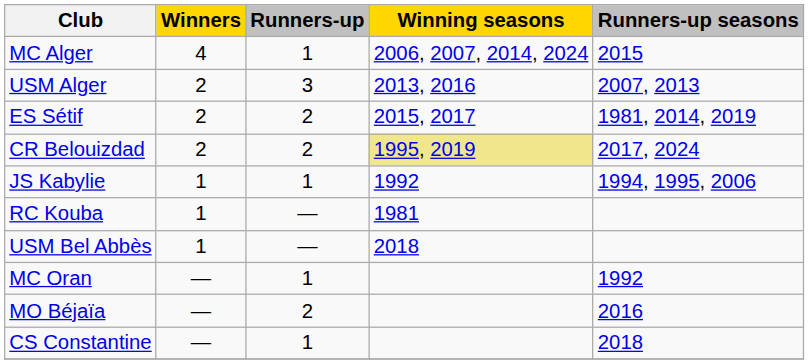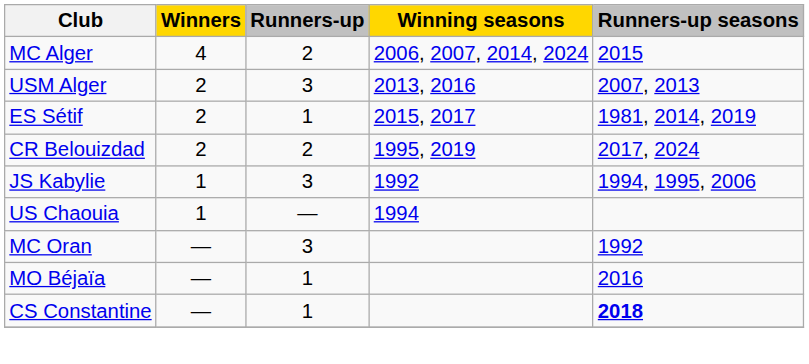(307, 52) 1 -> (307, 52) 2
(307, 117) 2 -> (307, 117) 1
(425, 149) khaki background -> (425, 149) no background
(307, 181) 1 -> (307, 181) 3
- row: (56, 213)
+ row: (64, 213)
- row: (80, 246)
(307, 278) 1 -> (307, 246) 3
(307, 310) 2 -> (307, 278) 1
(620, 342) normal -> (620, 310) bold
